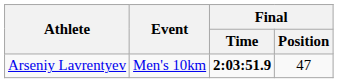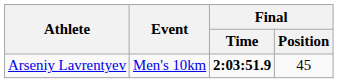(304, 66) 47 -> (304, 66) 45
